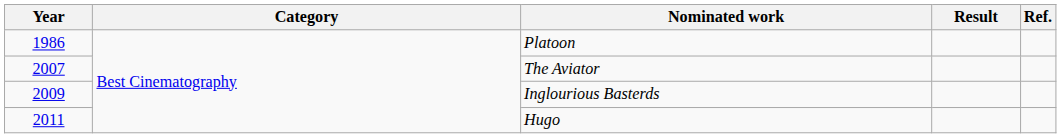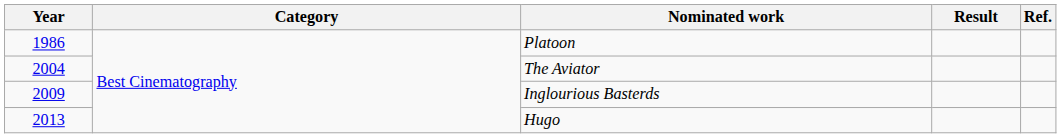(49, 68) 2007 -> (49, 68) 2004
(49, 119) 2011 -> (49, 119) 2013
